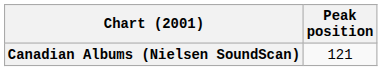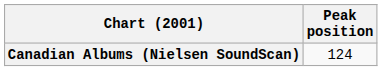(340, 55) 121 -> (340, 55) 124
